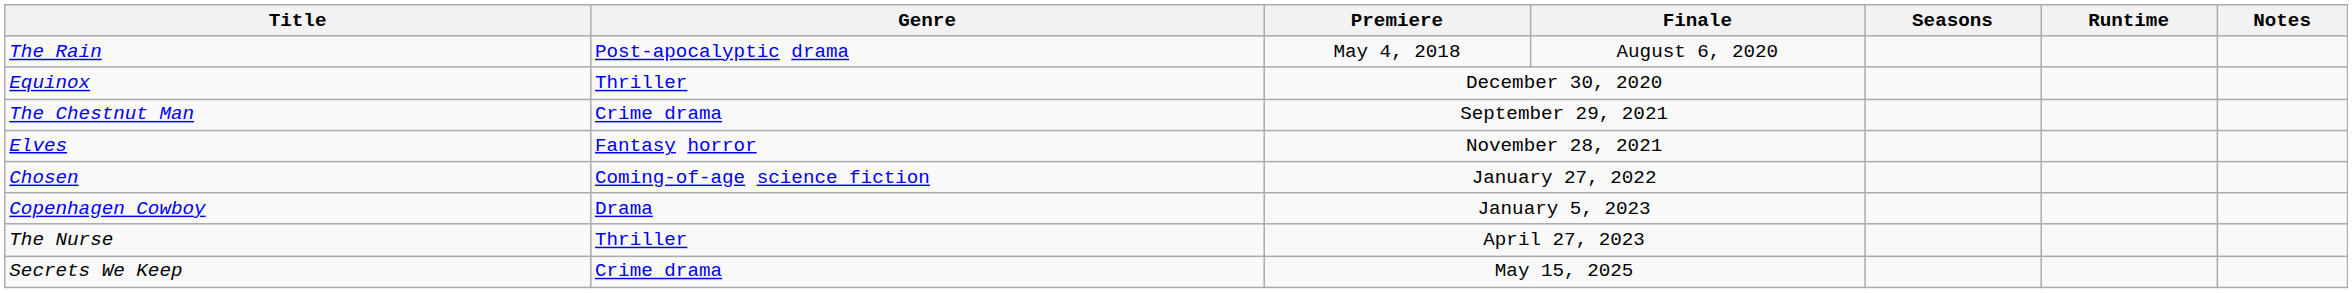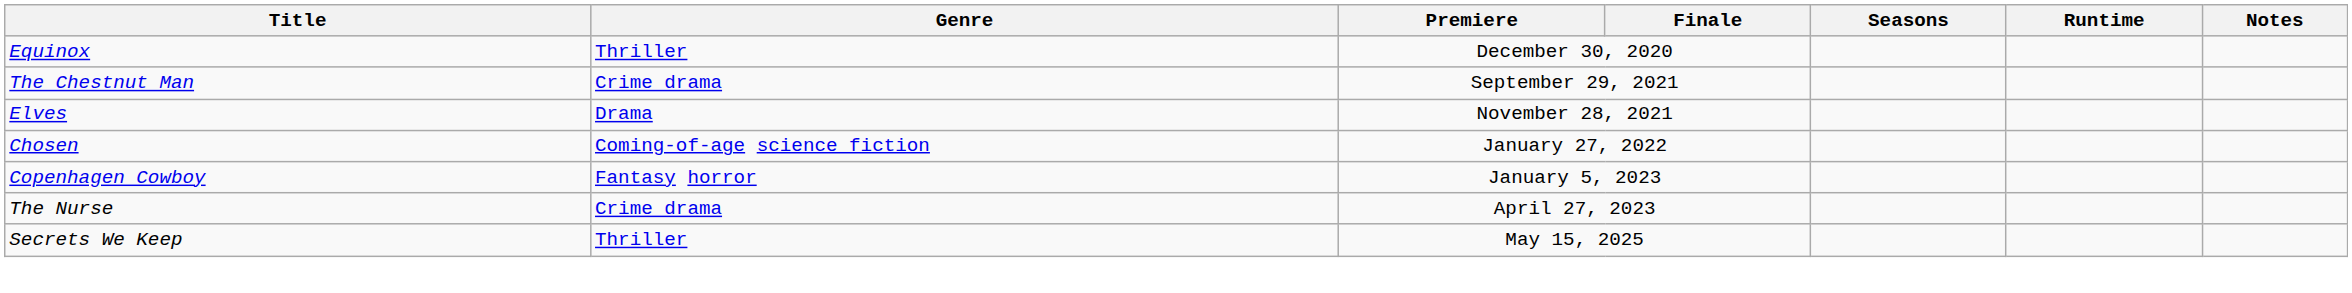- row: (56, 52)
(676, 146) Fantasy horror -> (624, 114) Drama
(624, 209) Drama -> (676, 177) Fantasy horror
(641, 240) Thriller -> (659, 209) Crime drama
(659, 271) Crime drama -> (641, 240) Thriller
